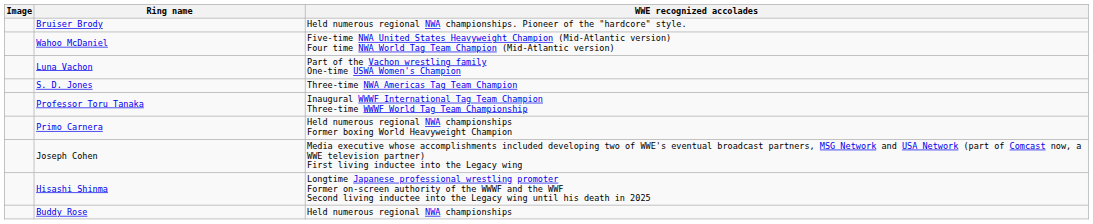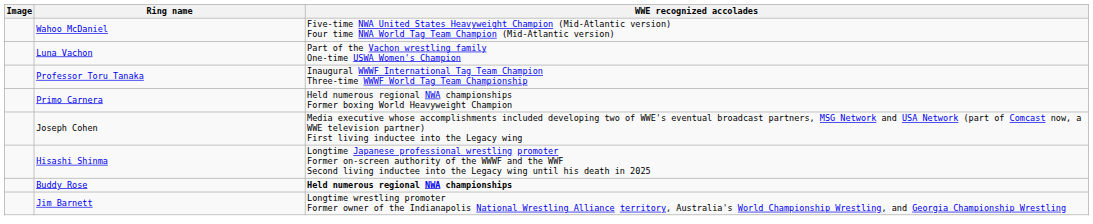- row: (69, 25)
- row: (64, 86)
(410, 213) normal -> (410, 185) bold
+ row: (64, 204)
